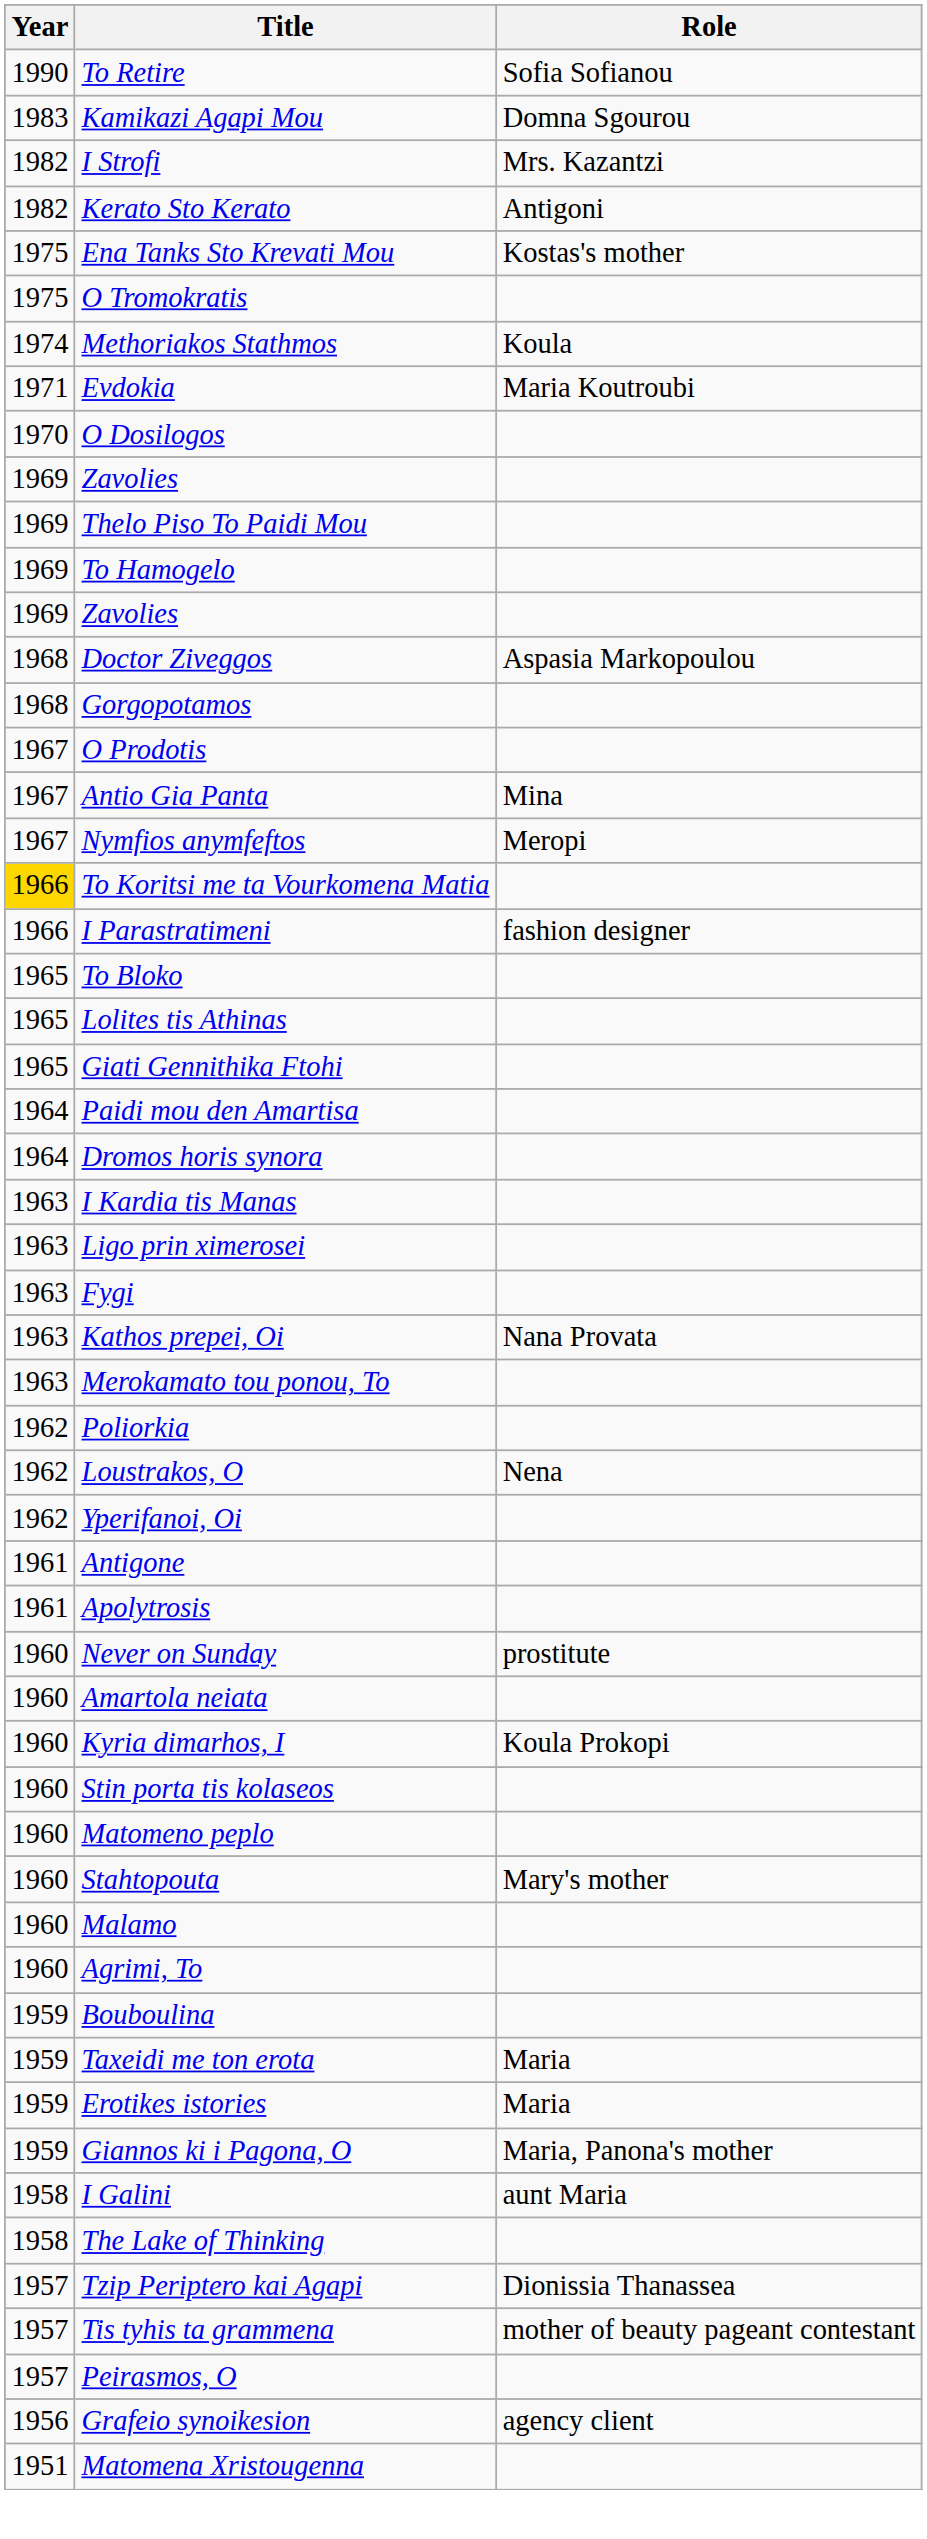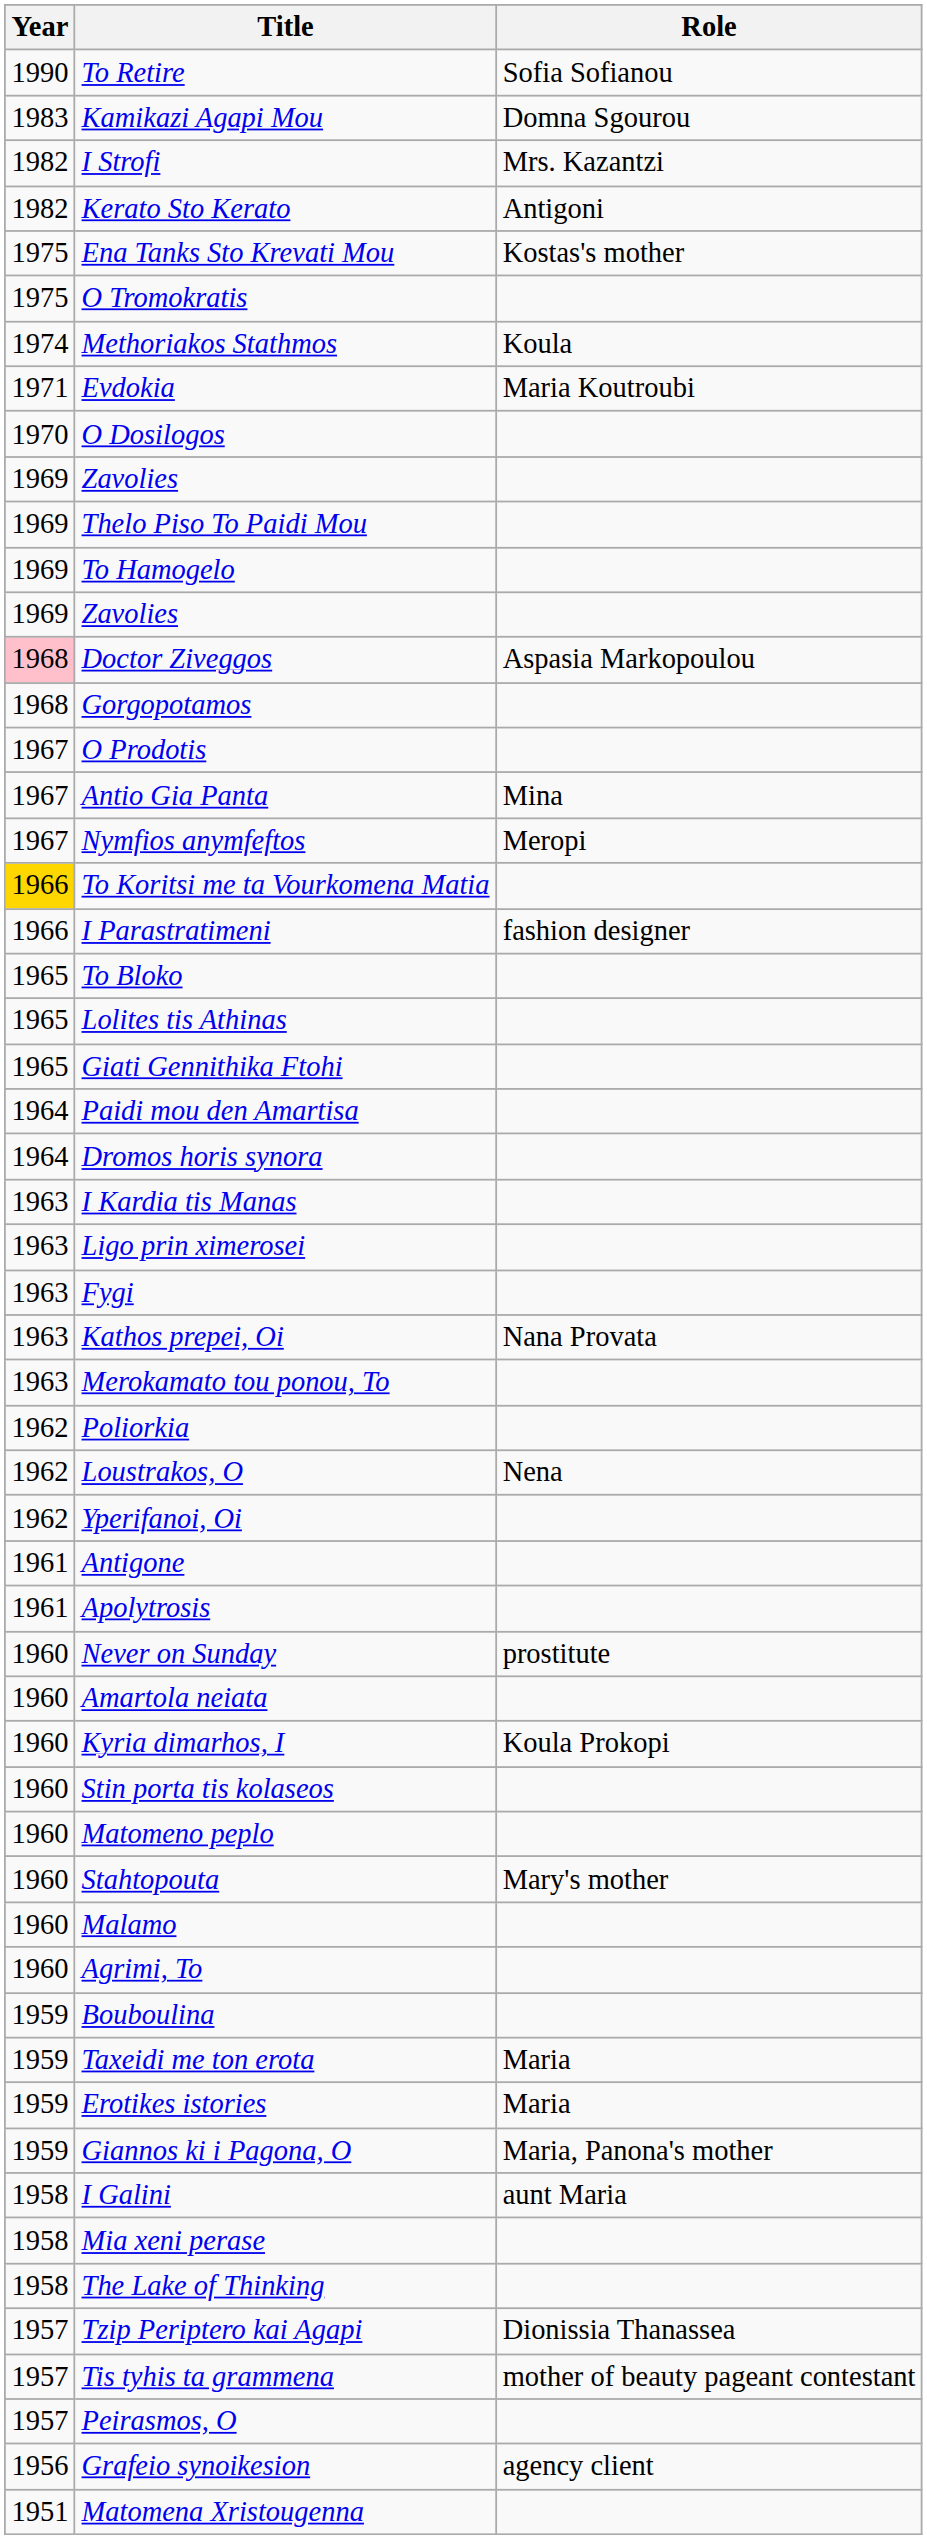(40, 659) no background -> (40, 659) pink background
+ row: (173, 2240)
